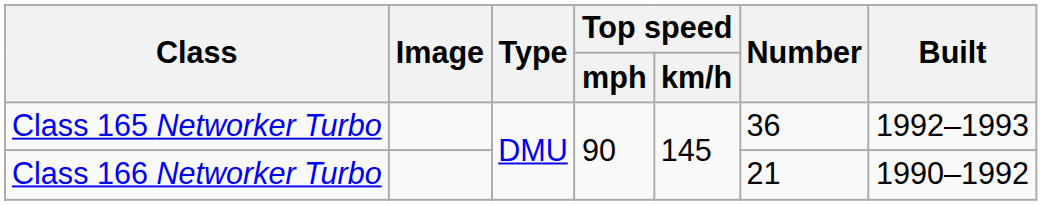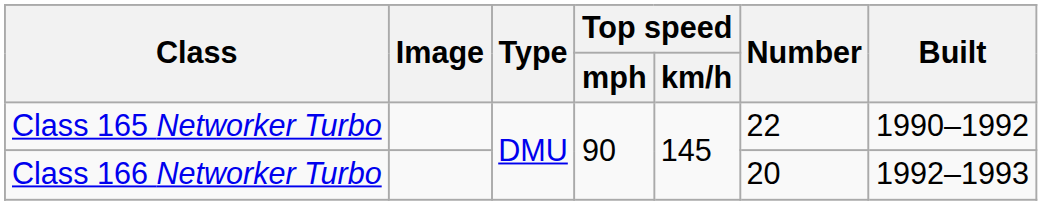(764, 125) 36 -> (764, 125) 22
(953, 125) 1992–1993 -> (953, 125) 1990–1992
(764, 174) 21 -> (764, 174) 20
(953, 174) 1990–1992 -> (953, 174) 1992–1993
